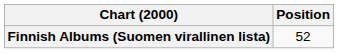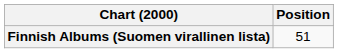(303, 36) 52 -> (303, 36) 51
